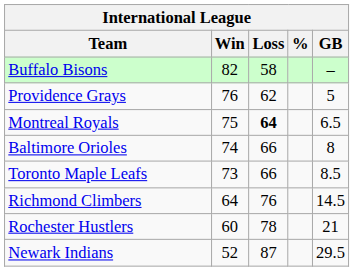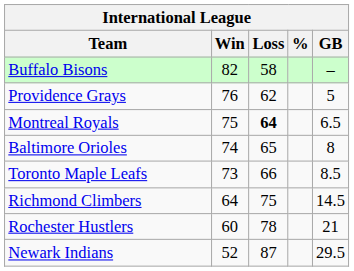(268, 148) 66 -> (268, 148) 65
(268, 200) 76 -> (268, 200) 75
